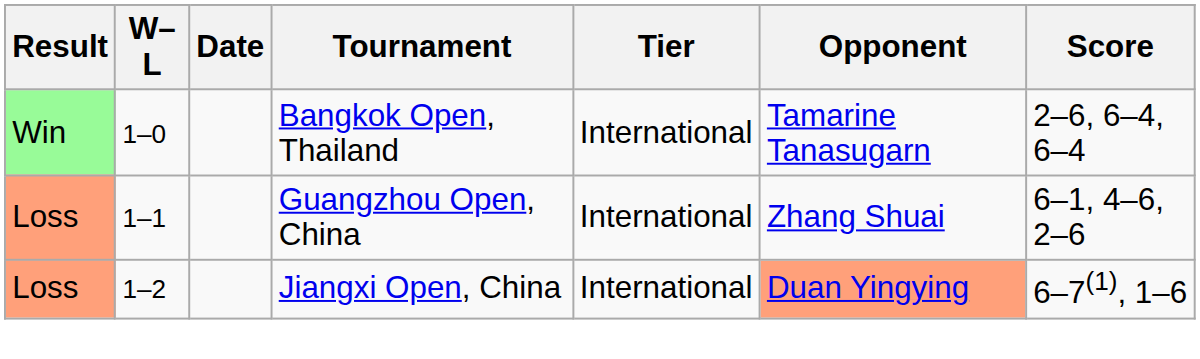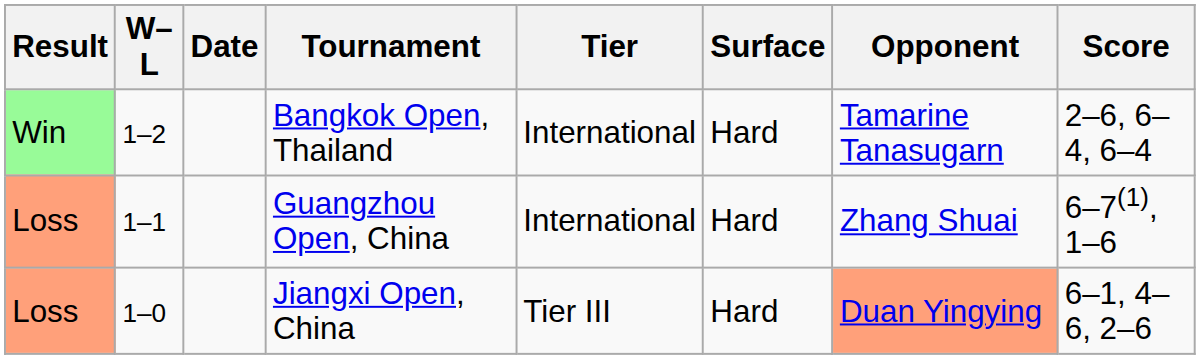+ column: (768, 47)
(144, 133) 1–0 -> (144, 133) 1–2
(1099, 217) 6–1, 4–6, 2–6 -> (1111, 221) 6–7(1), 1–6
(144, 290) 1–2 -> (144, 312) 1–0
(666, 288) International -> (567, 310) Tier III
(1110, 288) 6–7(1), 1–6 -> (1117, 310) 6–1, 4–6, 2–6
